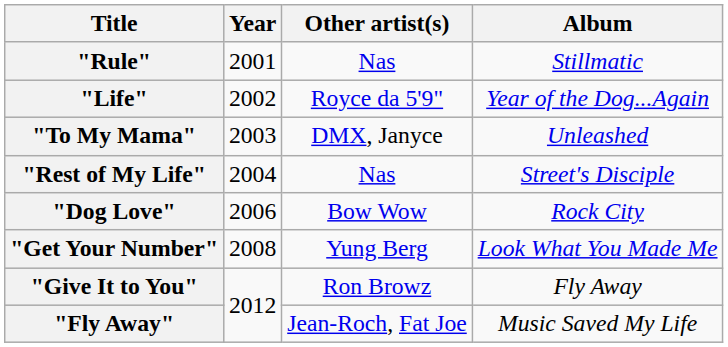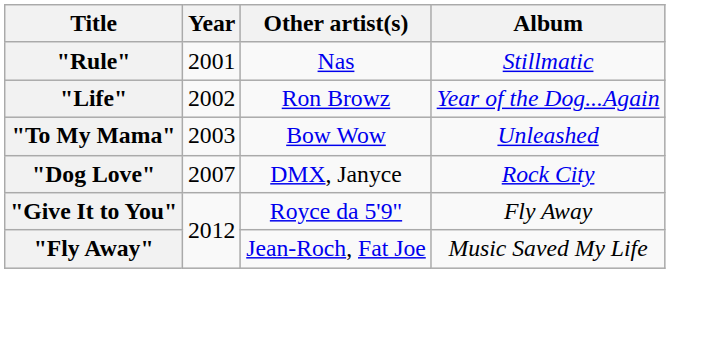(377, 98) Royce da 5'9" -> (336, 98) Ron Browz
(377, 135) DMX, Janyce -> (336, 135) Bow Wow
- row: (114, 173)
(253, 211) 2006 -> (212, 173) 2007
(377, 211) Bow Wow -> (336, 173) DMX, Janyce
- row: (114, 248)
(377, 286) Ron Browz -> (336, 211) Royce da 5'9"
